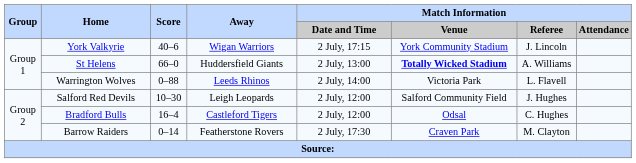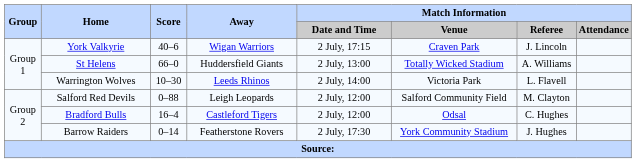(454, 47) York Community Stadium -> (454, 47) Craven Park
(454, 64) bold -> (454, 64) normal
(168, 81) 0–88 -> (168, 81) 10–30
(168, 98) 10–30 -> (168, 98) 0–88
(547, 98) J. Hughes -> (547, 98) M. Clayton
(454, 132) Craven Park -> (454, 132) York Community Stadium
(547, 132) M. Clayton -> (547, 132) J. Hughes
